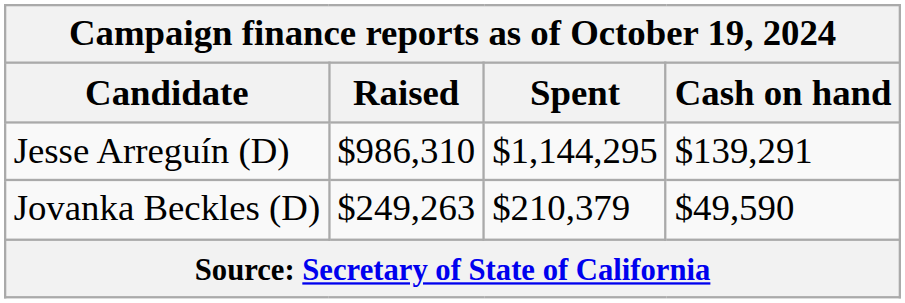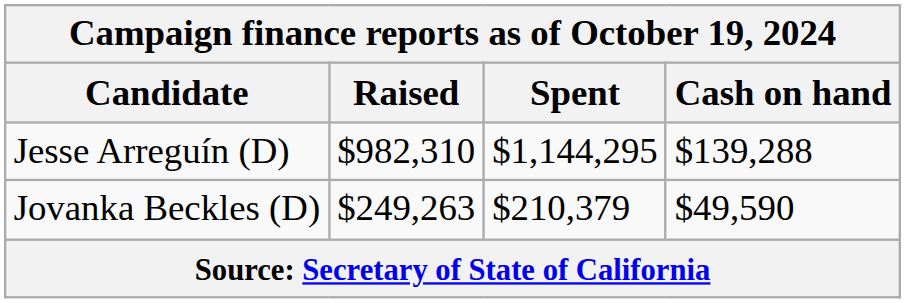(406, 150) $986,310 -> (406, 150) $982,310
(744, 150) $139,291 -> (744, 150) $139,288
